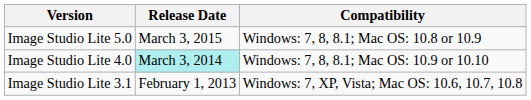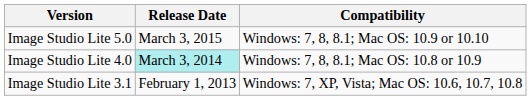(362, 38) Windows: 7, 8, 8.1; Mac OS: 10.8 or 10.9 -> (366, 38) Windows: 7, 8, 8.1; Mac OS: 10.9 or 10.10
(366, 60) Windows: 7, 8, 8.1; Mac OS: 10.9 or 10.10 -> (362, 60) Windows: 7, 8, 8.1; Mac OS: 10.8 or 10.9
